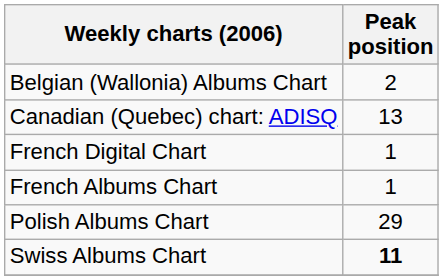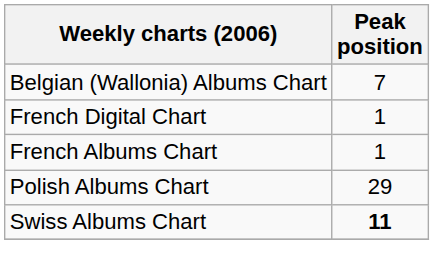(391, 81) 2 -> (380, 81) 7
- row: (174, 116)
